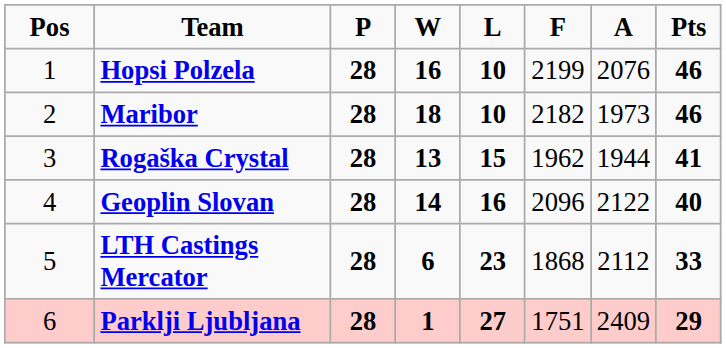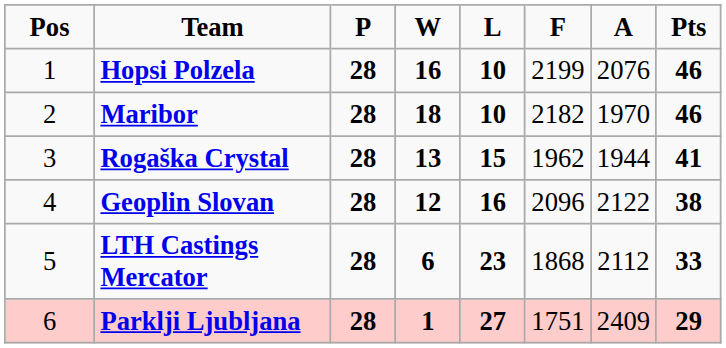(623, 114) 1973 -> (623, 114) 1970
(428, 202) 14 -> (428, 202) 12
(689, 202) 40 -> (689, 202) 38
